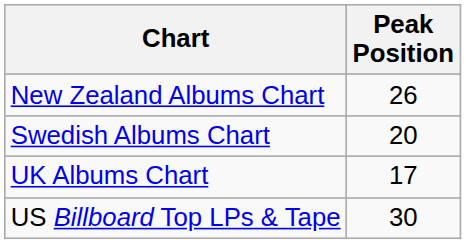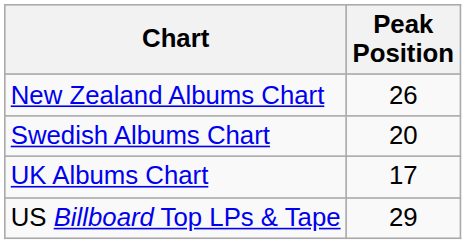(403, 217) 30 -> (403, 217) 29
